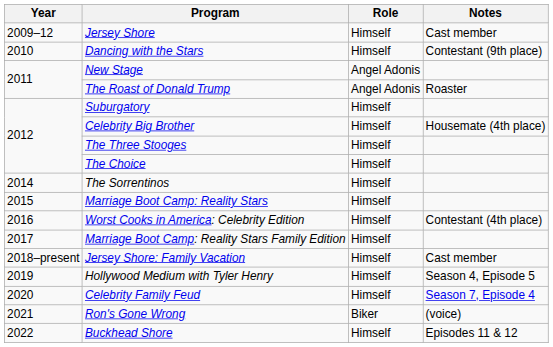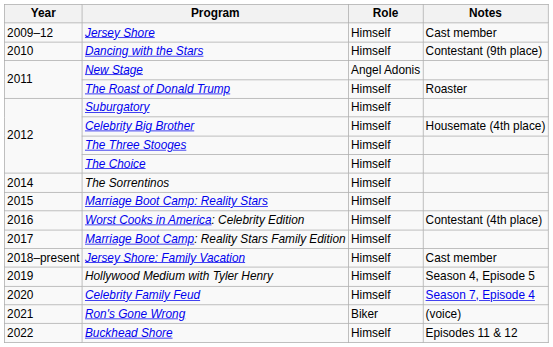(386, 88) Angel Adonis -> (371, 88) Himself
